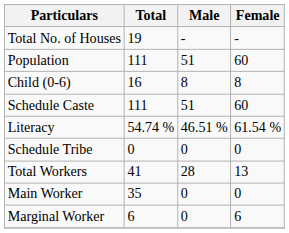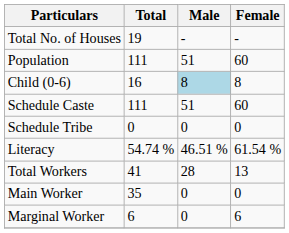(184, 82) no background -> (184, 82) lightblue background
rows swapped: (50, 149) <-> (31, 127)
